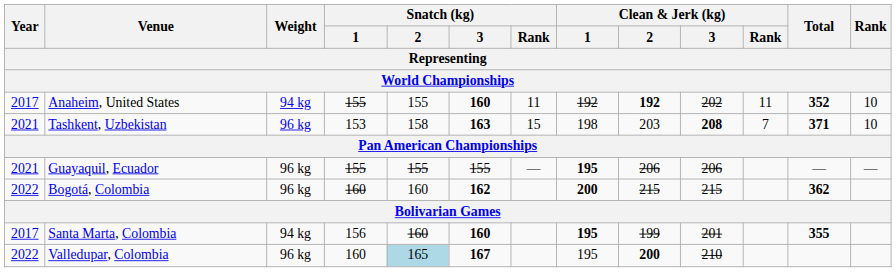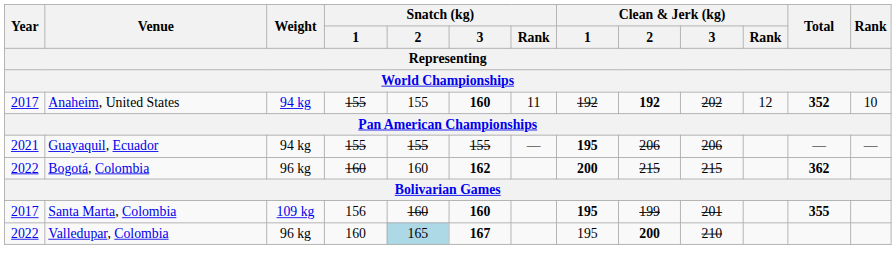(765, 102) 11 -> (765, 102) 12
- row: (107, 124)
(295, 168) 96 kg -> (295, 146) 94 kg
(295, 233) 94 kg -> (295, 211) 109 kg
